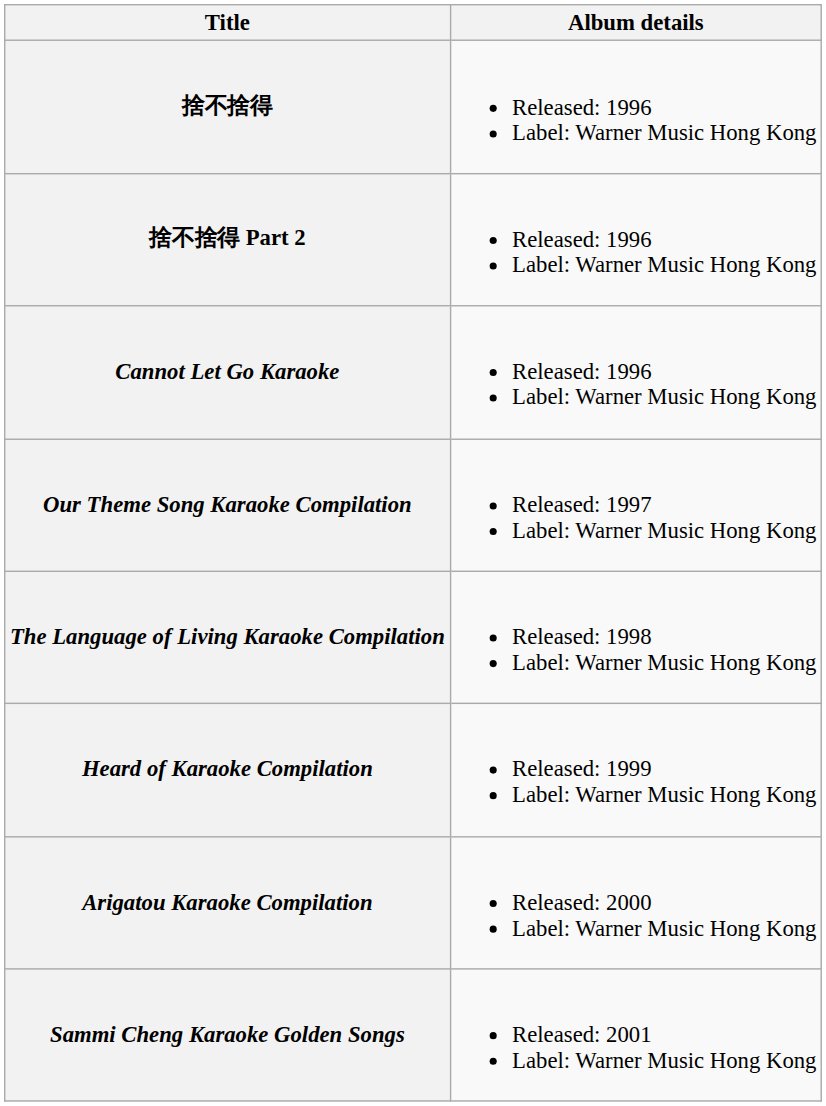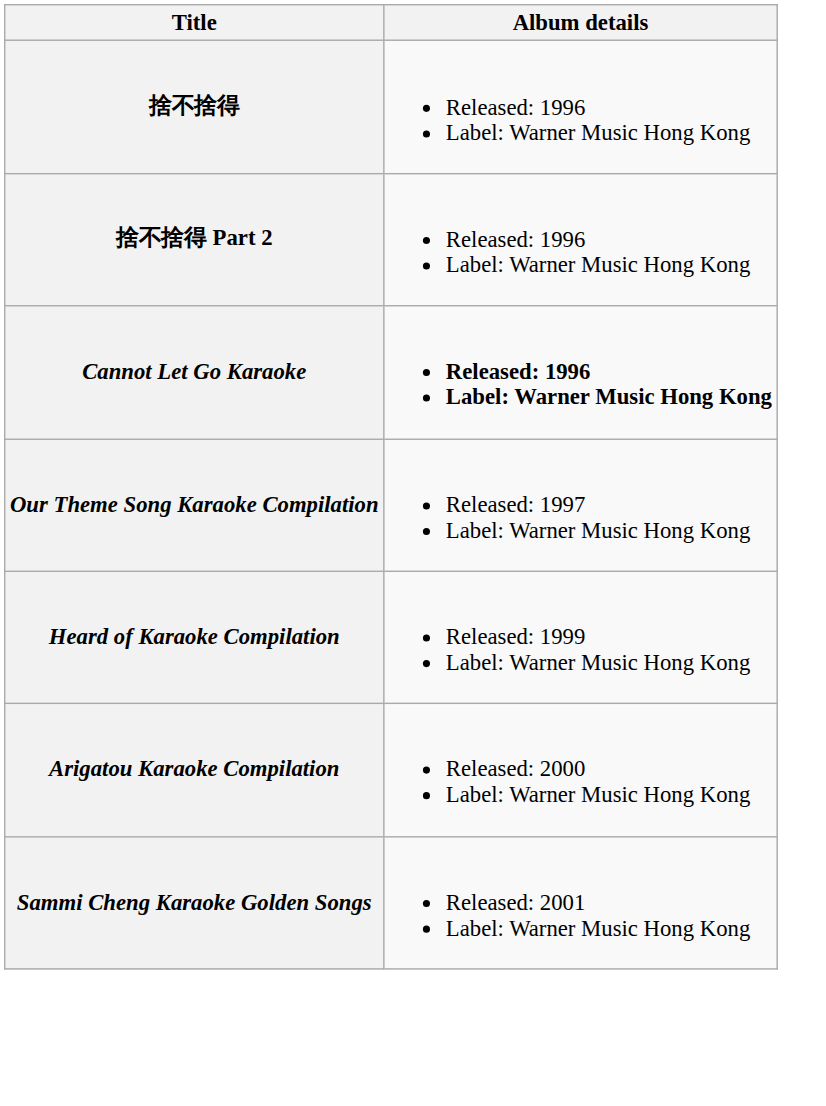(636, 385) normal -> (580, 385) bold
- row: (227, 637)
